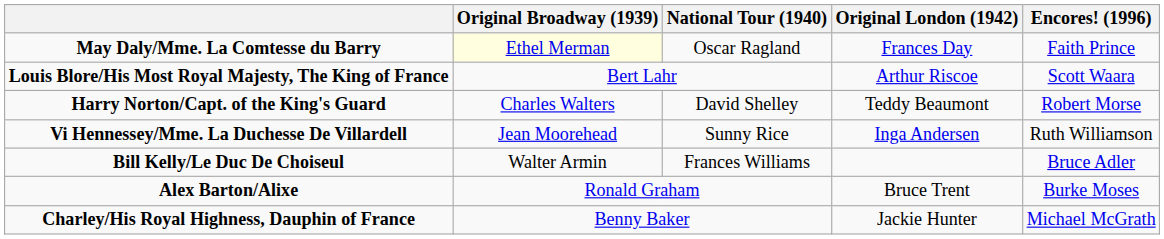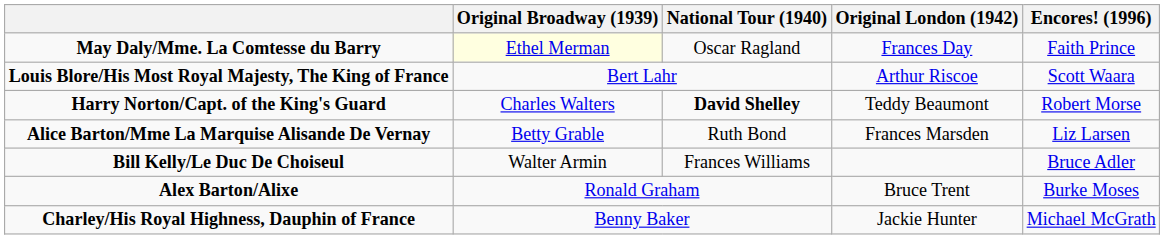(747, 104) normal -> (747, 104) bold
+ row: (229, 133)
- row: (229, 133)
